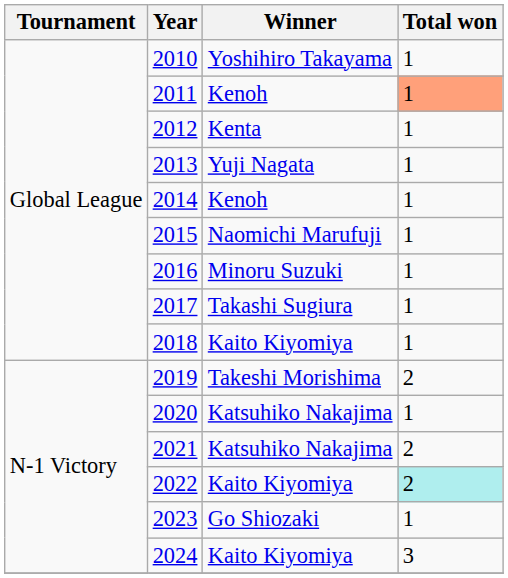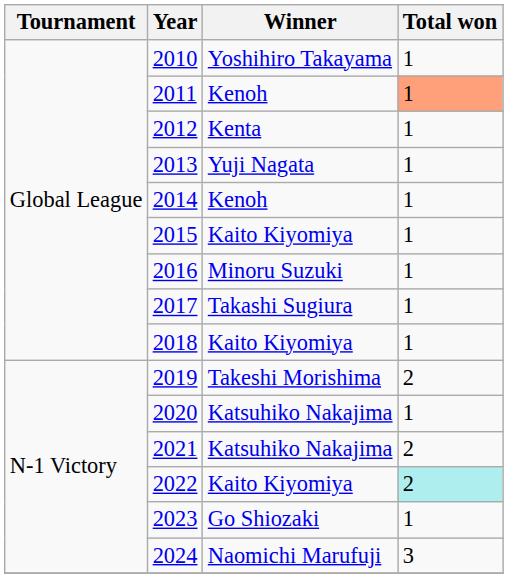(295, 235) Naomichi Marufuji -> (280, 235) Kaito Kiyomiya
(280, 555) Kaito Kiyomiya -> (295, 555) Naomichi Marufuji
